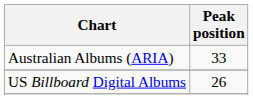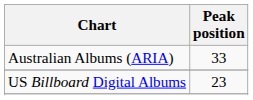(219, 81) 26 -> (219, 81) 23
